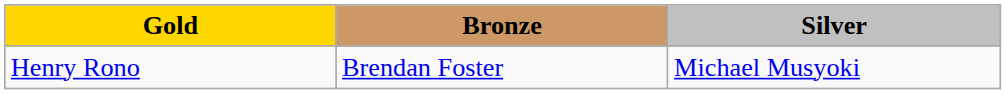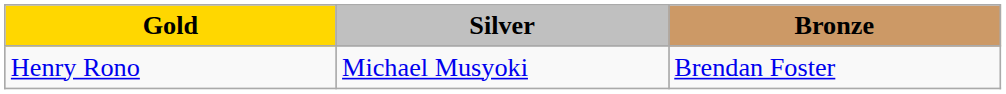columns swapped: (834, 25) <-> (502, 25)
